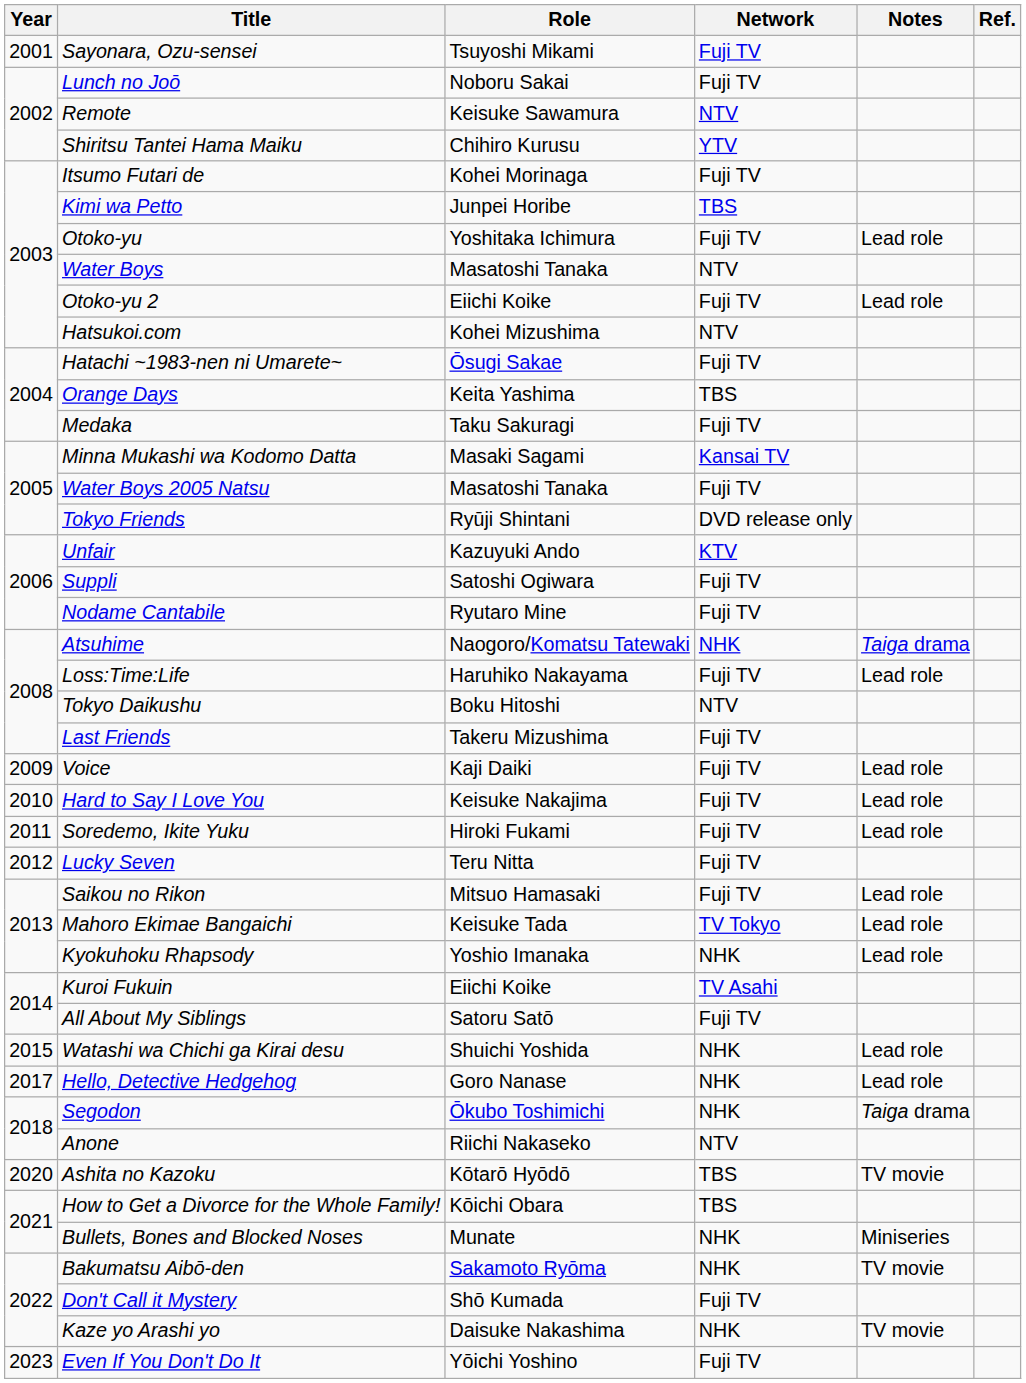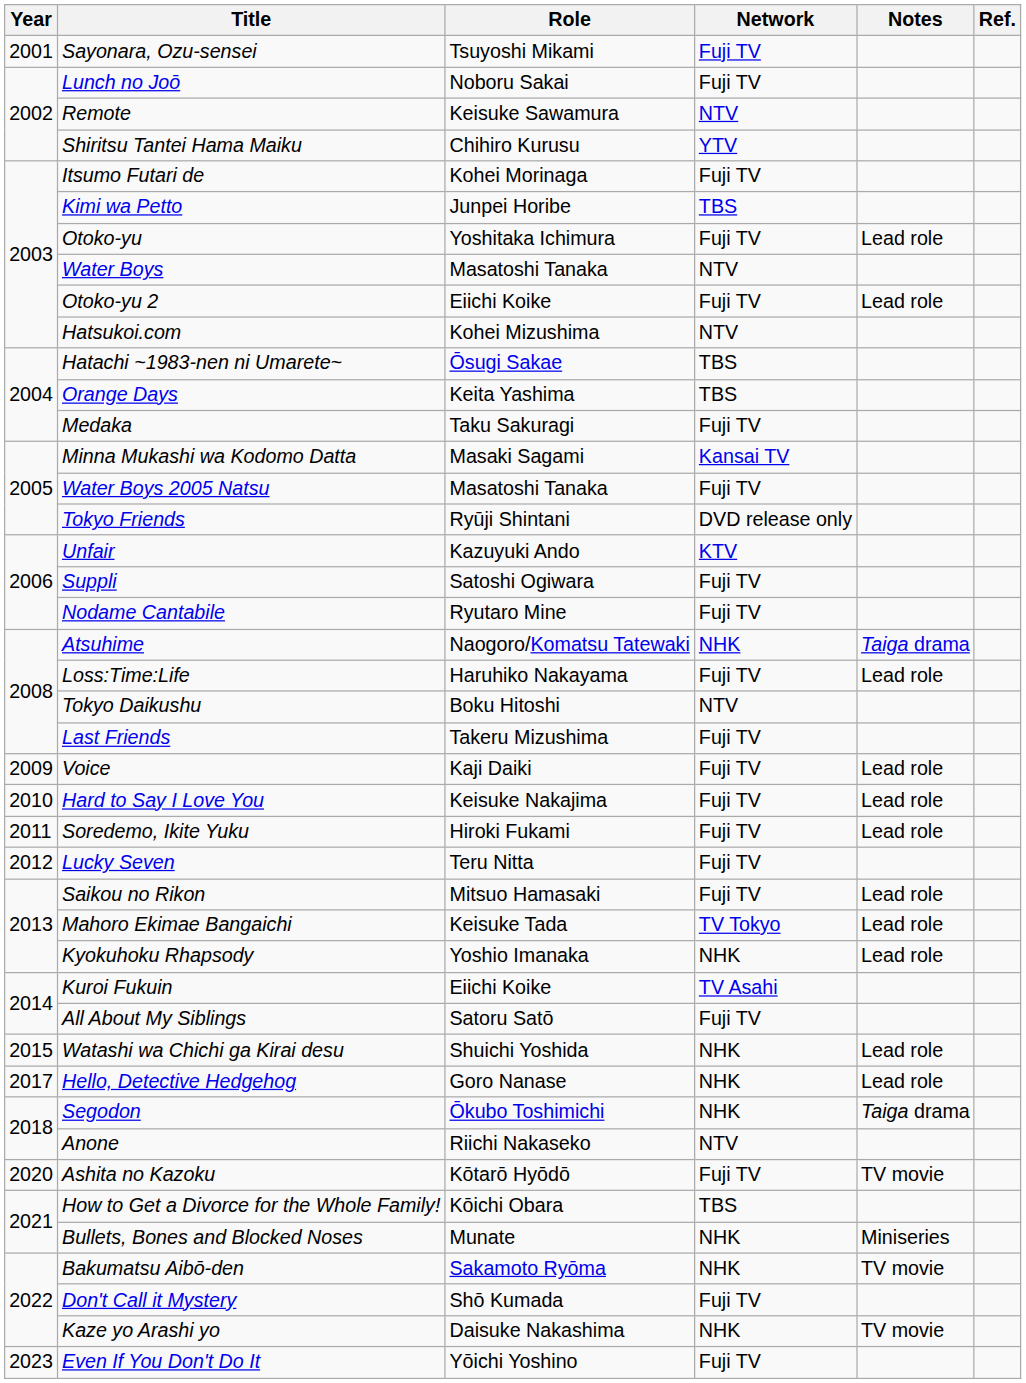(730, 363) Fuji TV -> (718, 363) TBS
(718, 1174) TBS -> (730, 1174) Fuji TV
